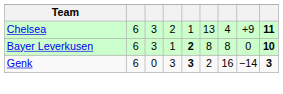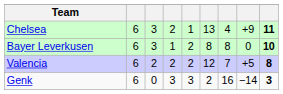(191, 47) bold -> (191, 47) normal
+ row: (27, 64)
(191, 64) bold -> (191, 81) normal
